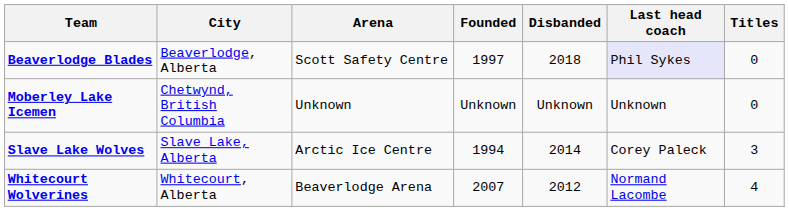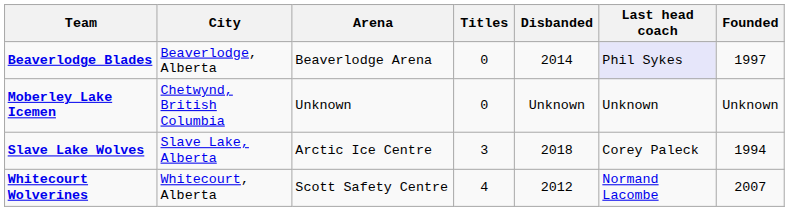columns swapped: (488, 23) <-> (754, 23)
(372, 60) Scott Safety Centre -> (364, 60) Beaverlodge Arena
(565, 60) 2018 -> (557, 60) 2014
(565, 150) 2014 -> (557, 150) 2018
(364, 188) Beaverlodge Arena -> (372, 188) Scott Safety Centre
